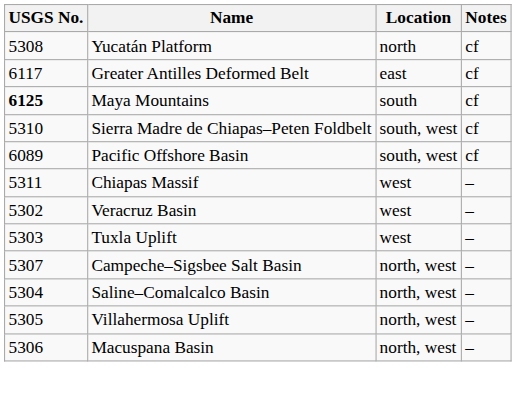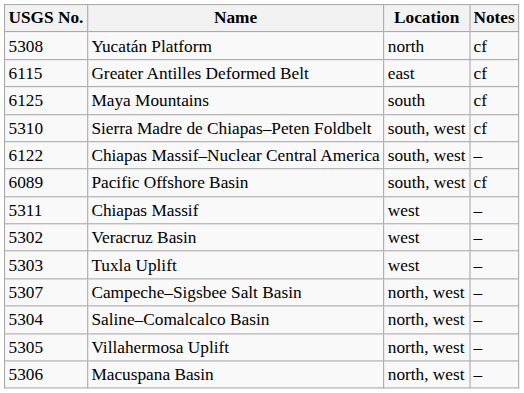(25, 73) 6117 -> (25, 73) 6115
(26, 100) bold -> (26, 100) normal
+ row: (236, 155)
